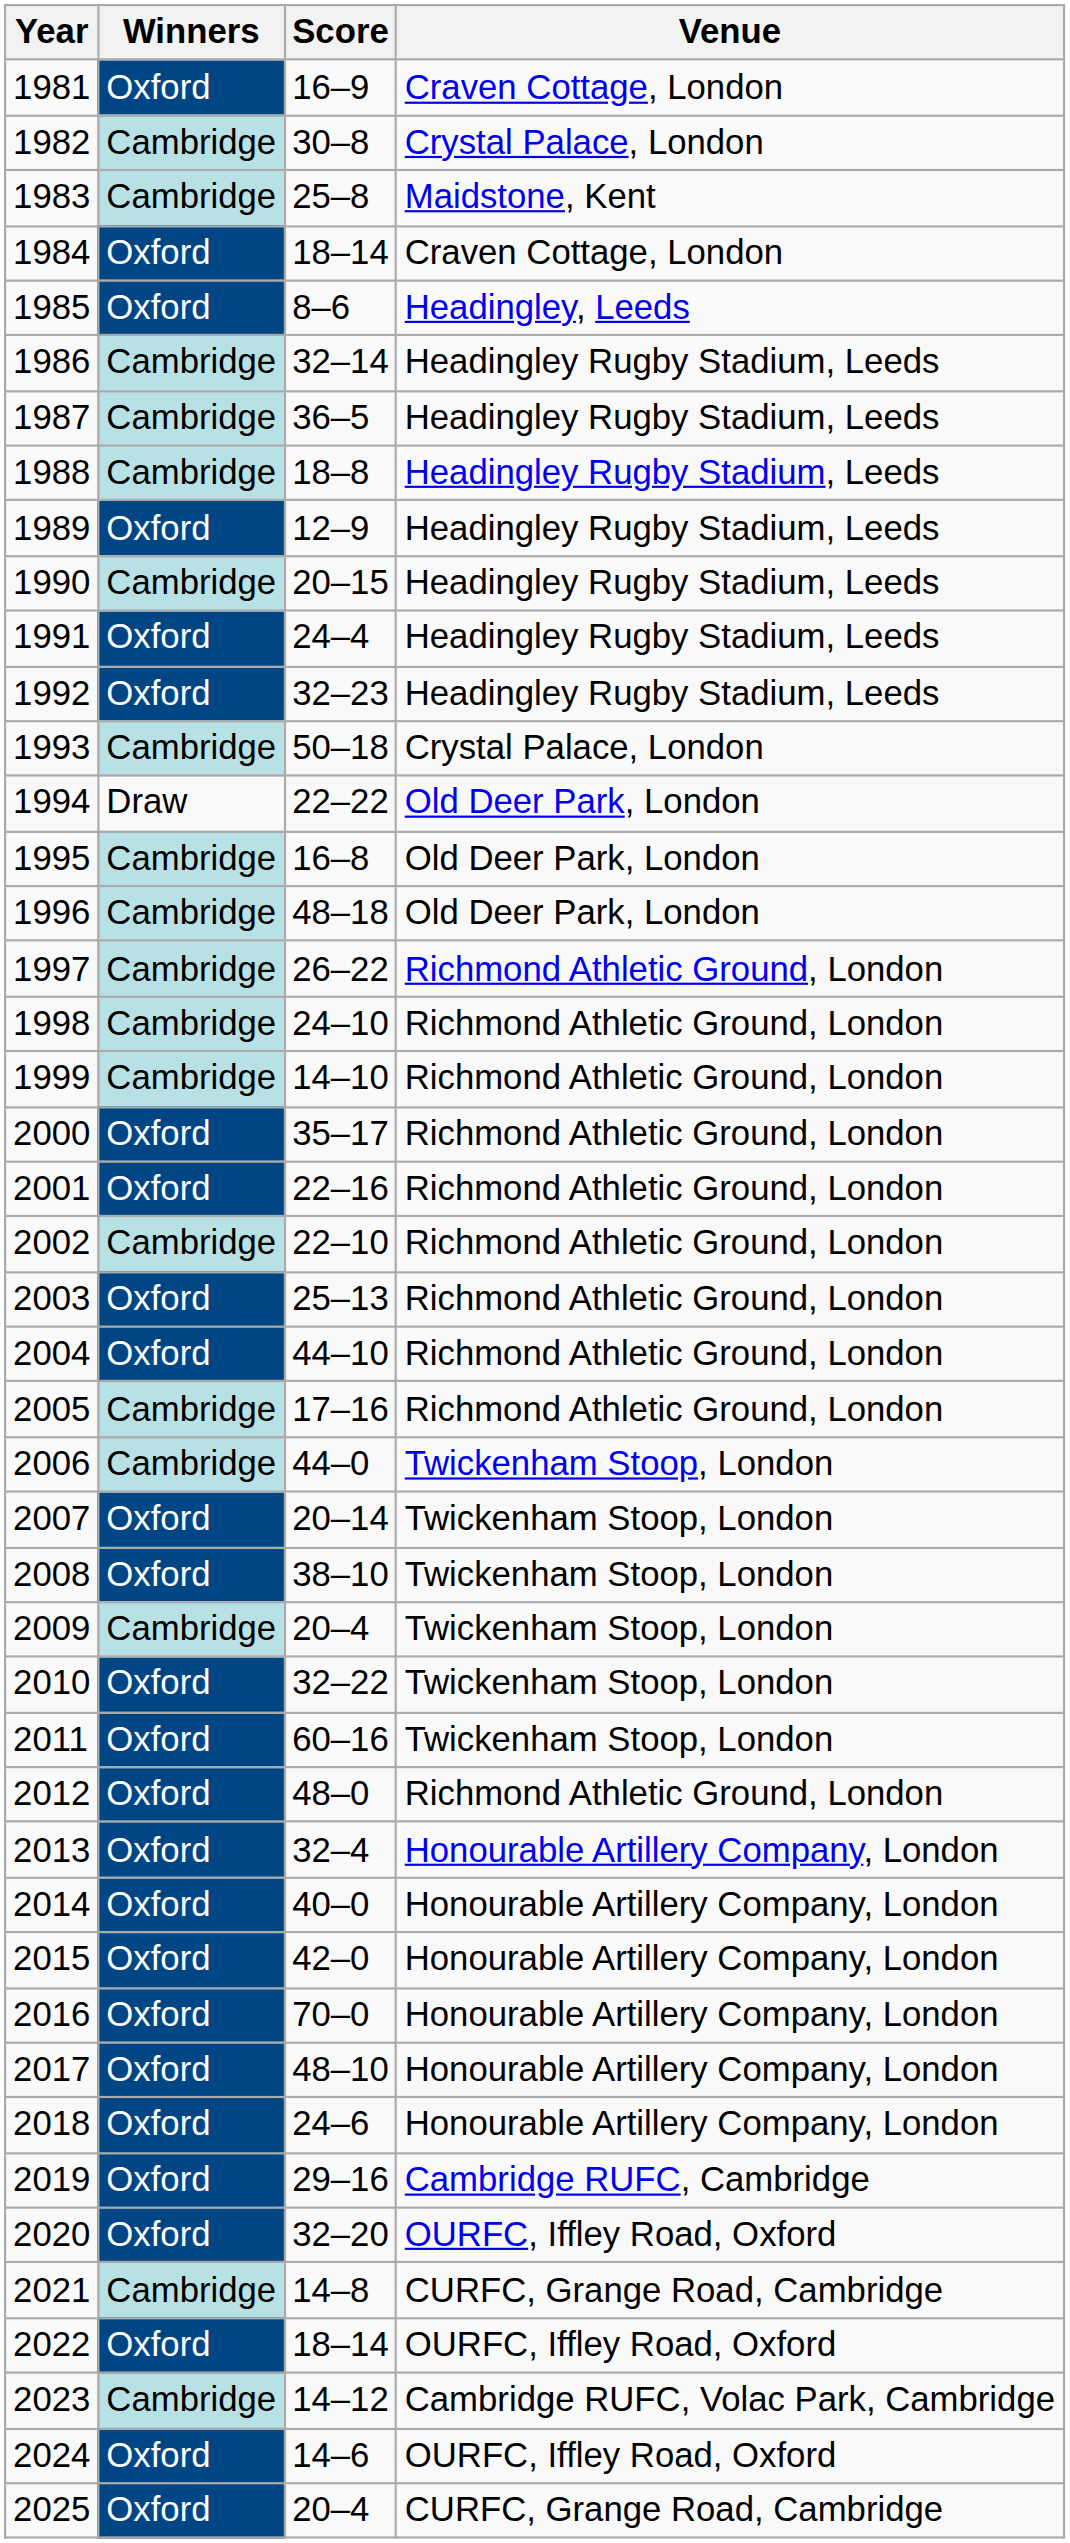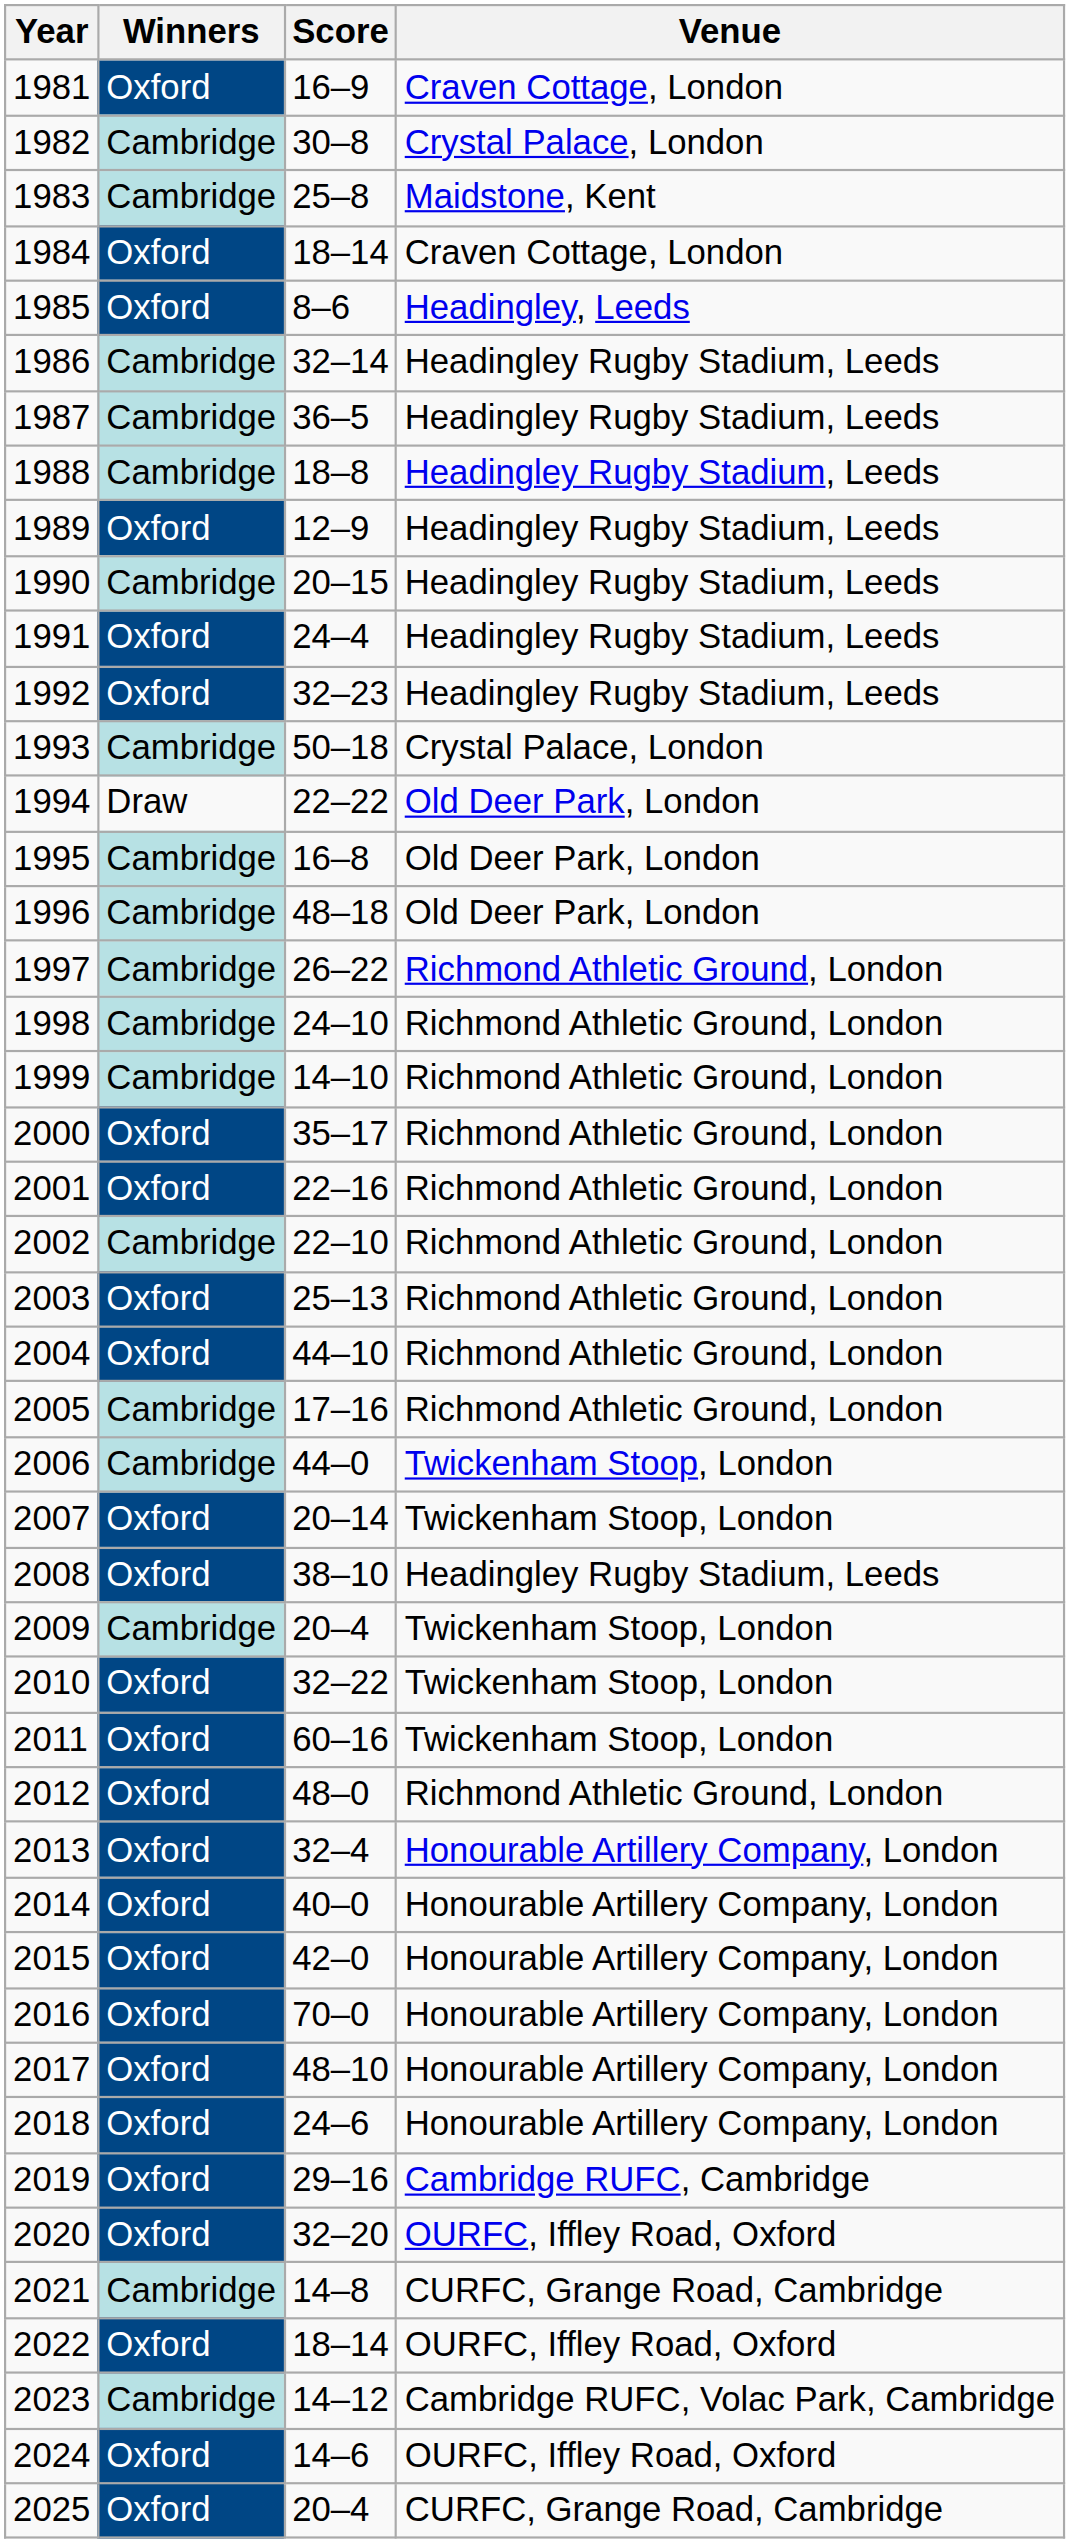(619, 1573) Twickenham Stoop, London -> (672, 1573) Headingley Rugby Stadium, Leeds
